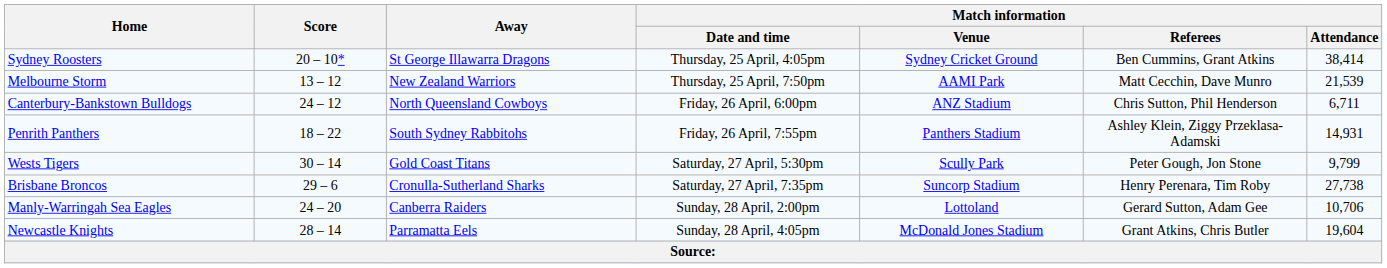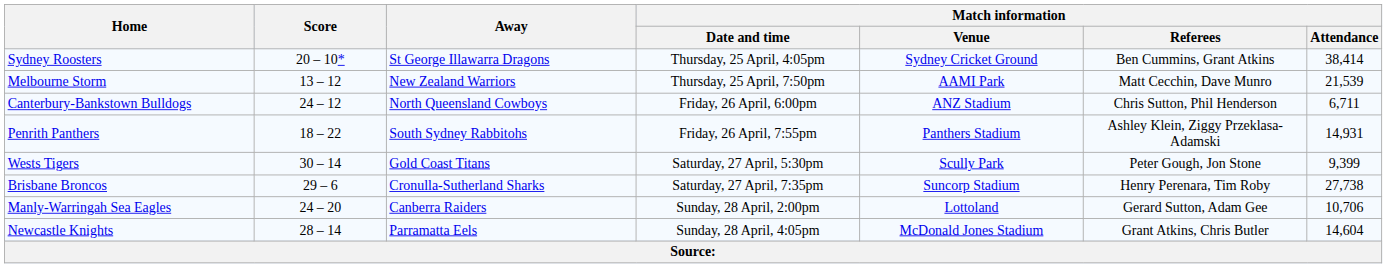(1344, 163) 9,799 -> (1344, 163) 9,399
(1344, 229) 19,604 -> (1344, 229) 14,604
